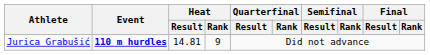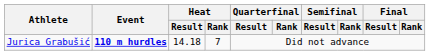(187, 42) 14.81 -> (187, 42) 14.18
(218, 42) 9 -> (218, 42) 7
